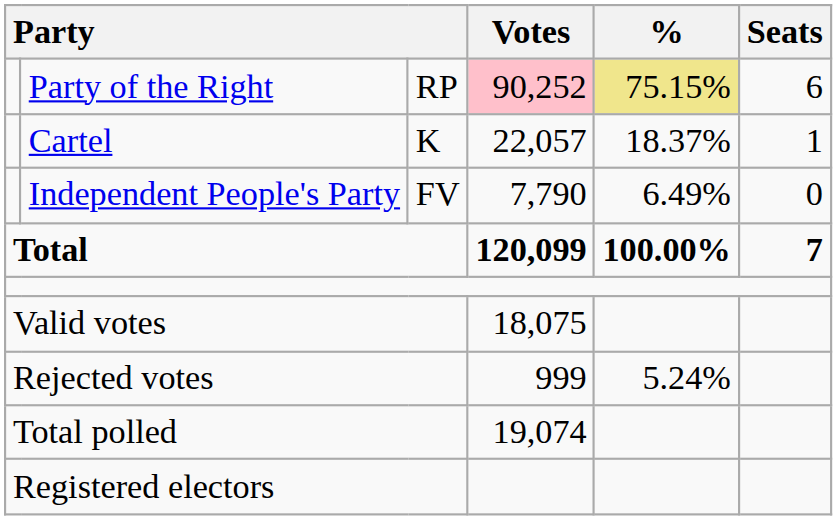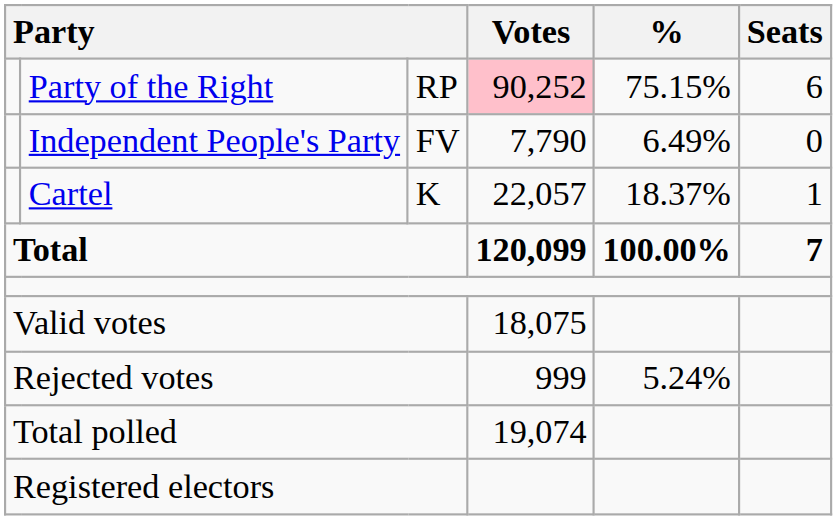(678, 85) khaki background -> (678, 85) no background
rows swapped: (71, 140) <-> (214, 194)
